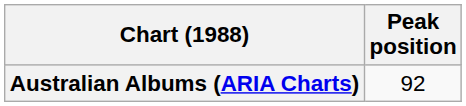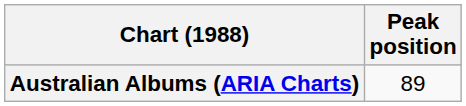(413, 82) 92 -> (413, 82) 89
